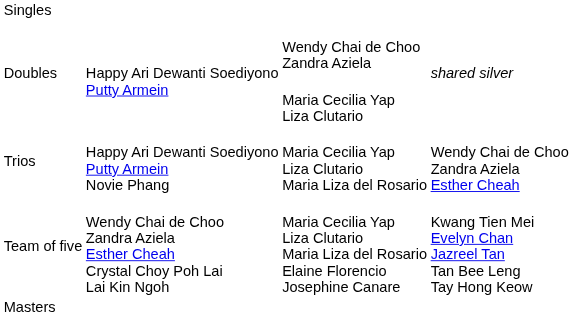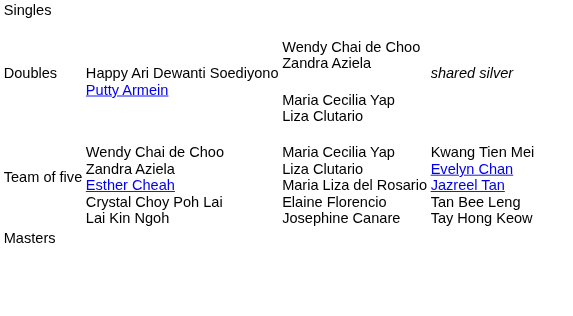- row: (20, 161)
